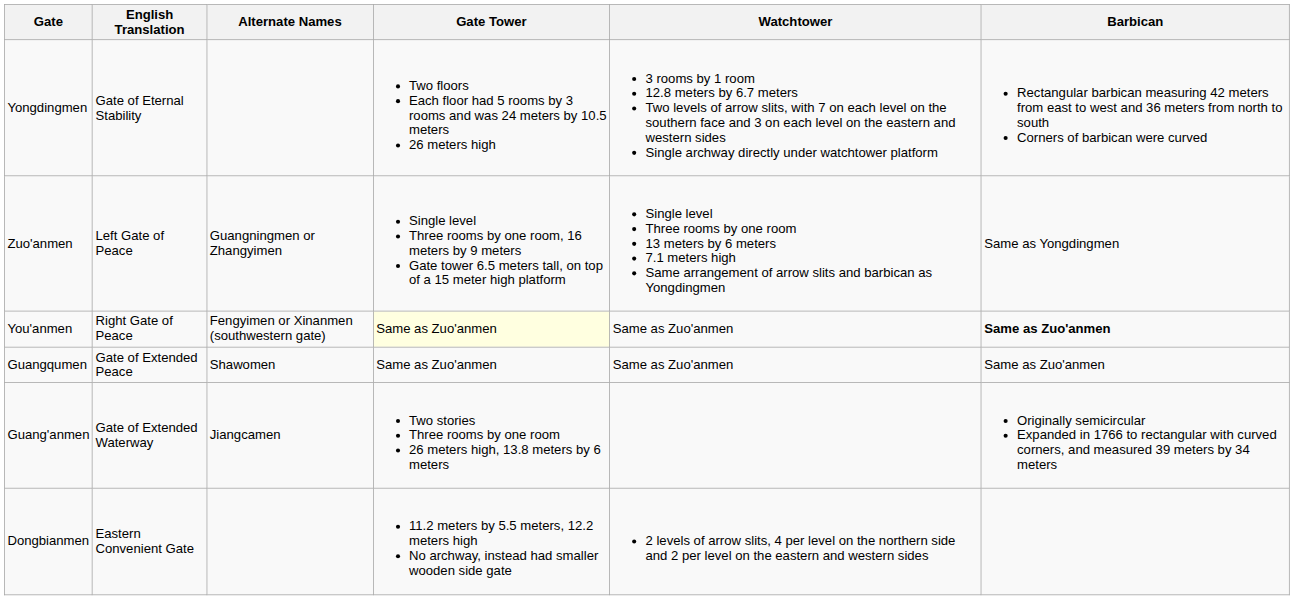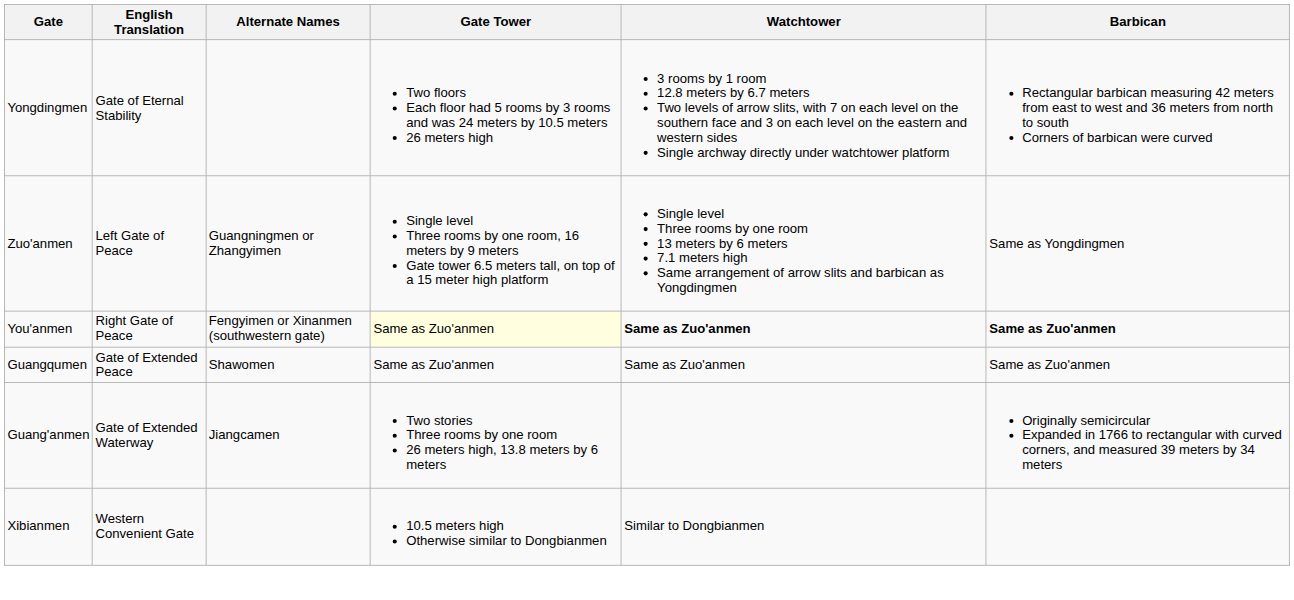(673, 329) normal -> (687, 329) bold
- row: (48, 541)
+ row: (38, 526)
